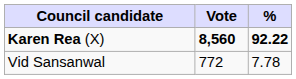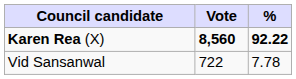(211, 62) 772 -> (211, 62) 722
